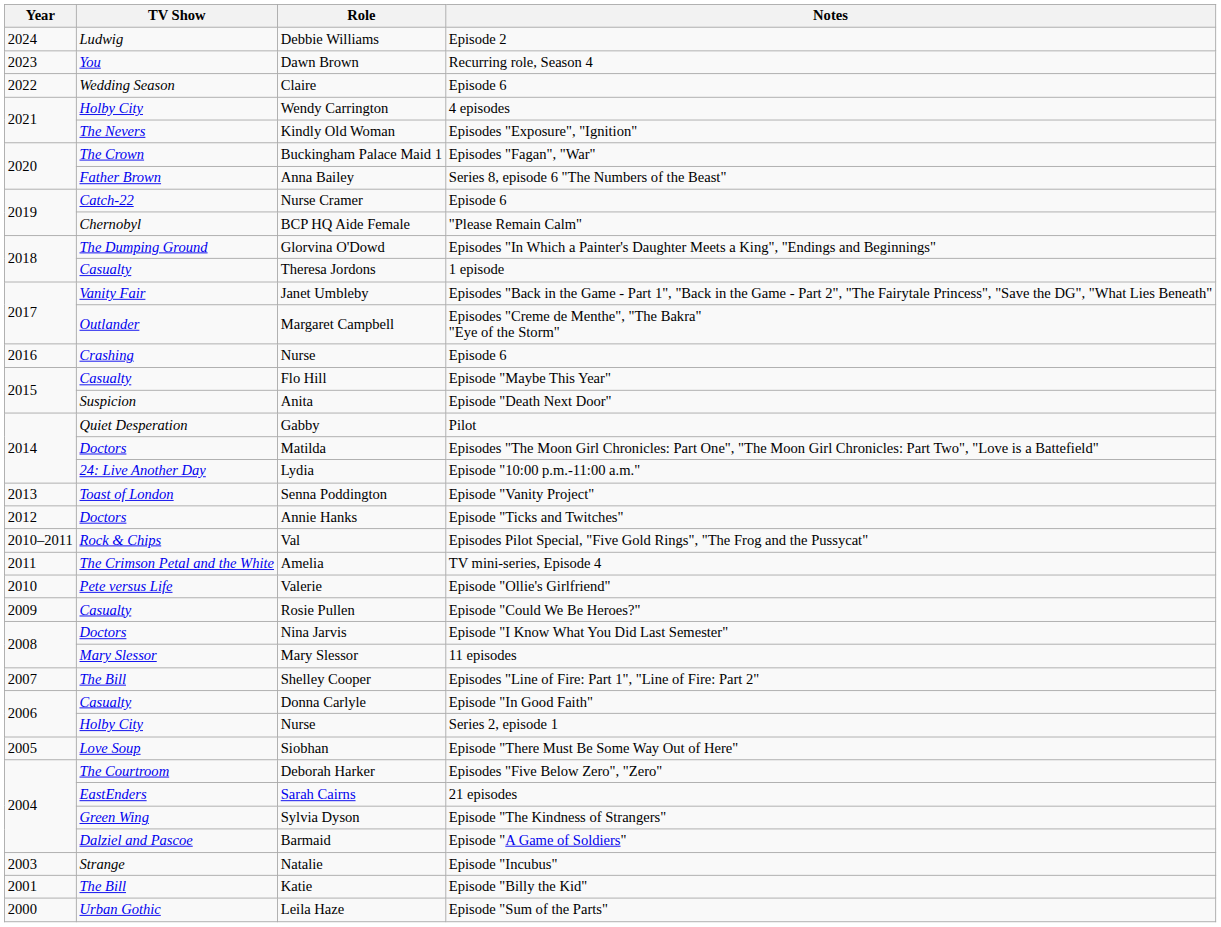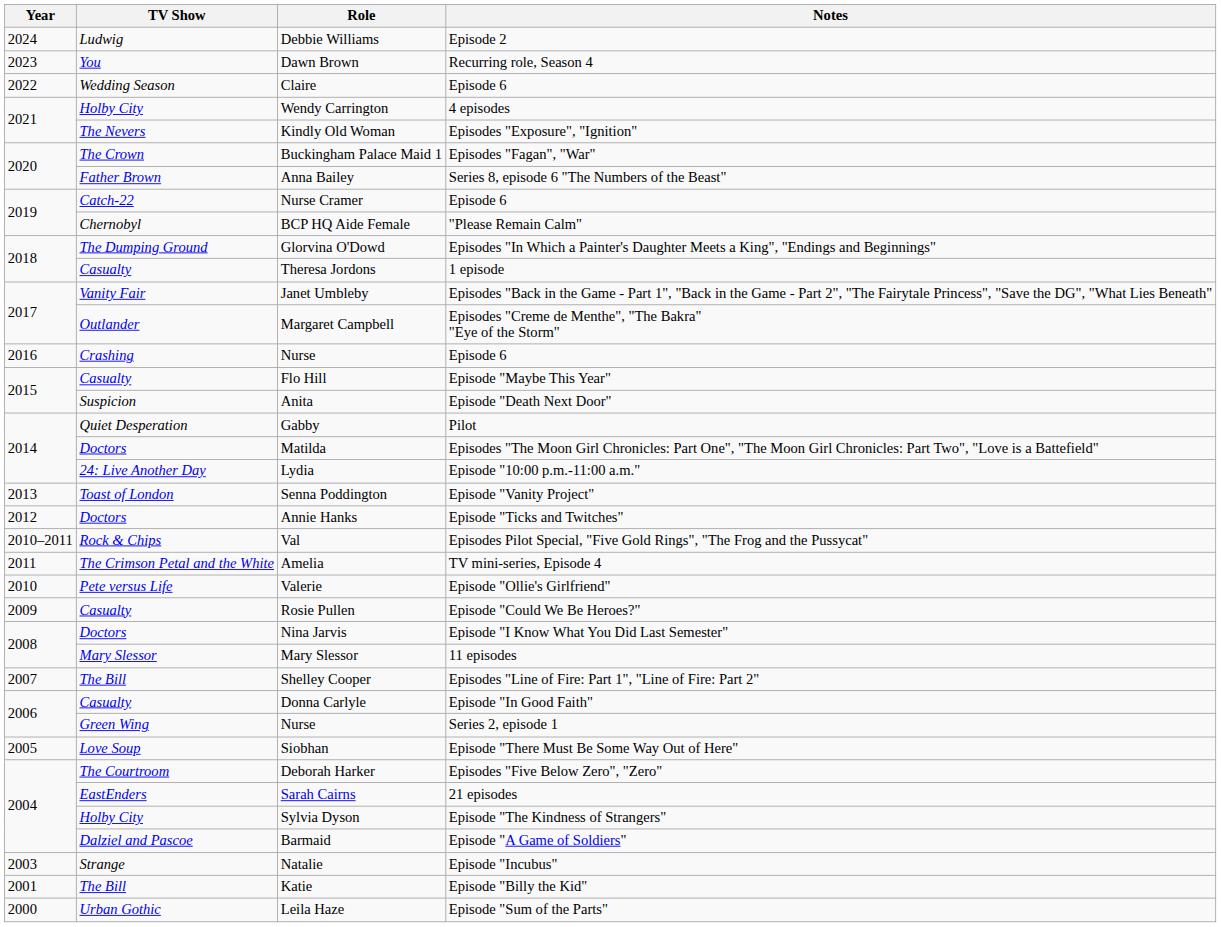(111, 725) Holby City -> (114, 725) Green Wing
(114, 817) Green Wing -> (111, 817) Holby City
